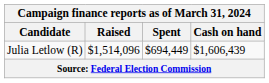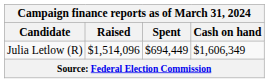(219, 50) $1,606,439 -> (219, 50) $1,606,349
